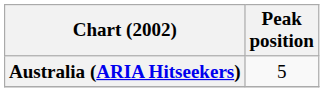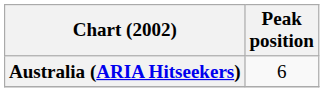(282, 71) 5 -> (282, 71) 6
